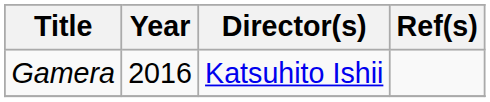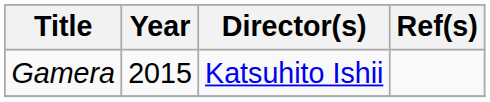(160, 72) 2016 -> (160, 72) 2015
